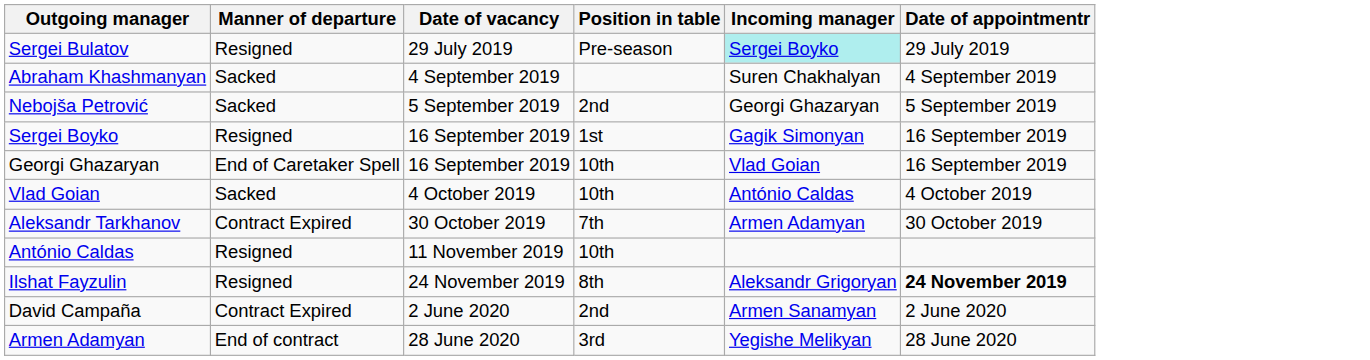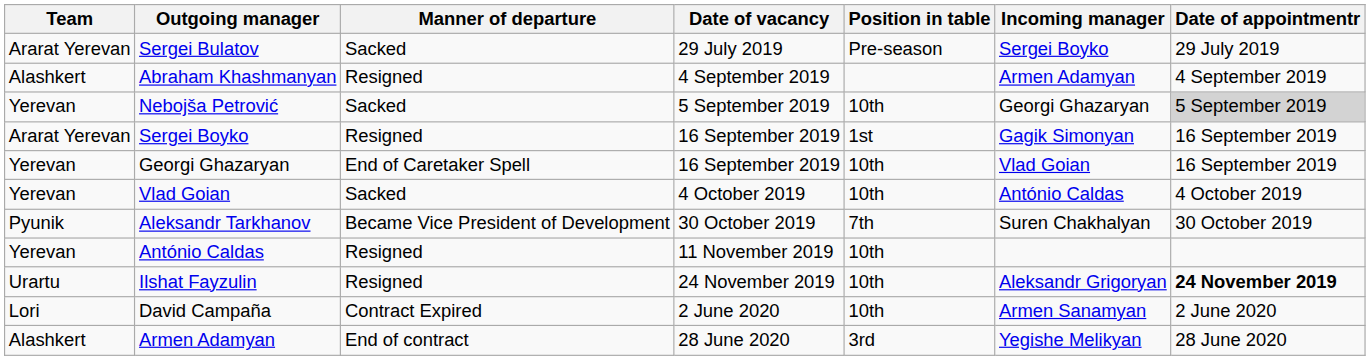+ column: (70, 19)
(254, 48) Resigned -> (376, 48) Sacked
(784, 48) paleturquoise background -> (1054, 48) no background
(245, 77) Sacked -> (384, 77) Resigned
(805, 77) Suren Chakhalyan -> (1067, 77) Armen Adamyan
(594, 106) 2nd -> (866, 106) 10th
(981, 106) no background -> (1251, 106) lightgrey background
(283, 223) Contract Expired -> (507, 223) Became Vice President of Development
(797, 223) Armen Adamyan -> (1075, 223) Suren Chakhalyan
(591, 281) 8th -> (866, 281) 10th
(594, 310) 2nd -> (866, 310) 10th
